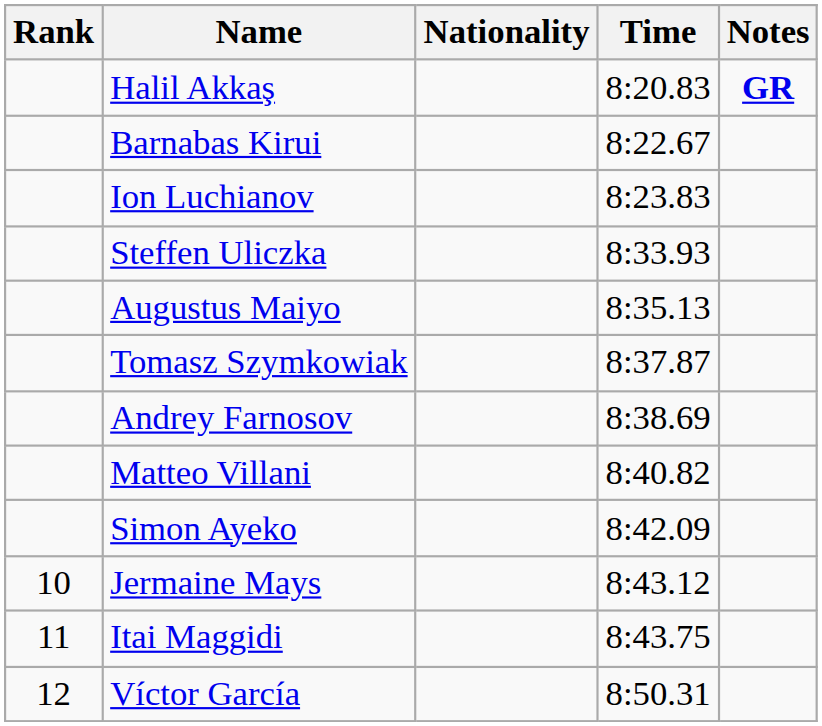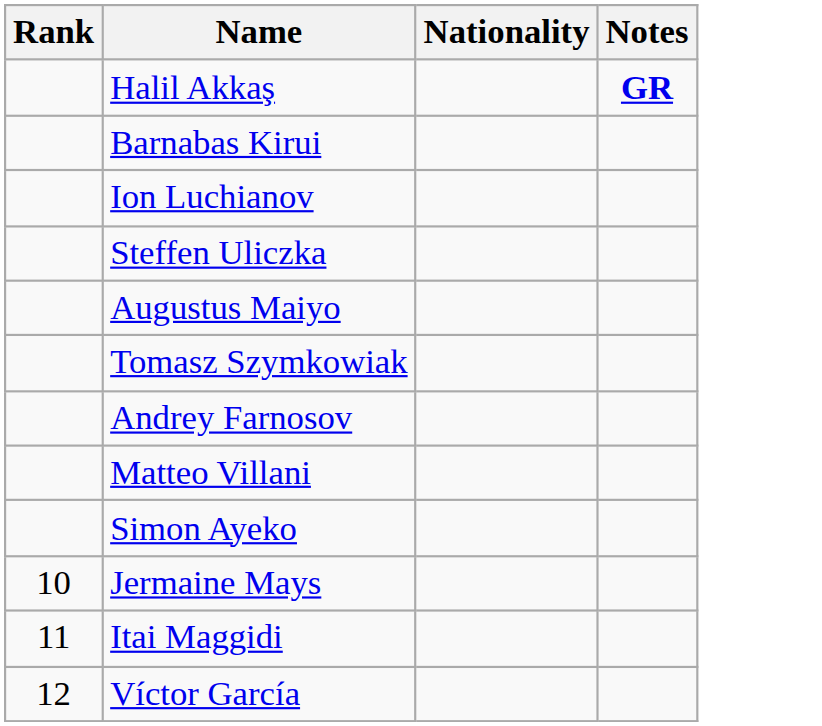- column: (658, 32)
